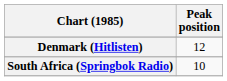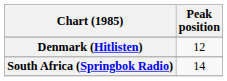(199, 66) 10 -> (199, 66) 14
